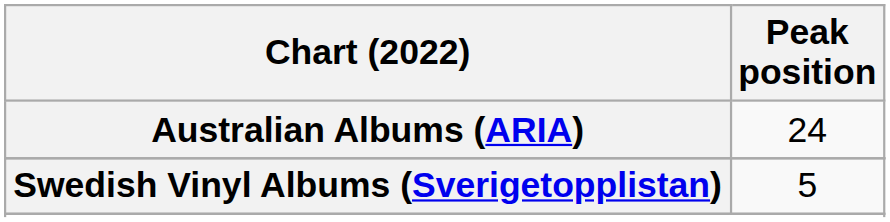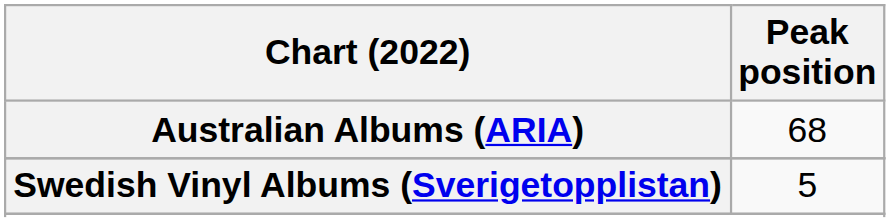(807, 128) 24 -> (807, 128) 68
